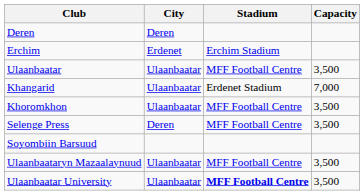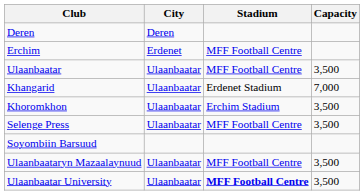(243, 51) Erchim Stadium -> (254, 51) MFF Football Centre
(254, 106) MFF Football Centre -> (243, 106) Erchim Stadium
(160, 125) Deren -> (174, 125) Ulaanbaatar
